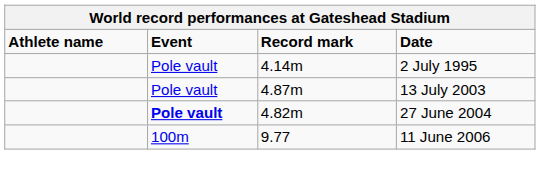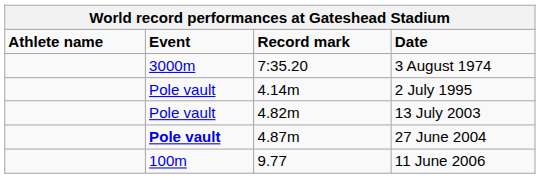+ row: (443, 65)
(282, 89) 4.87m -> (278, 113) 4.82m
(282, 113) 4.82m -> (278, 137) 4.87m
